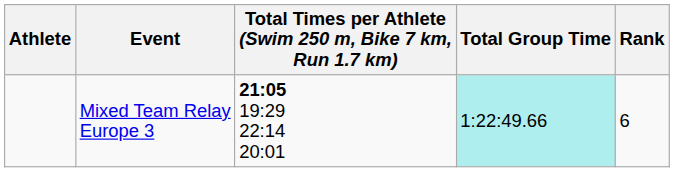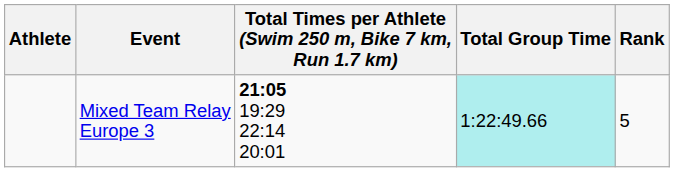(625, 120) 6 -> (625, 120) 5
